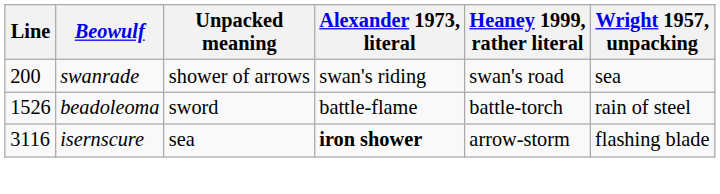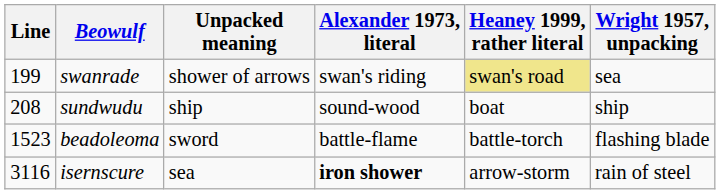(25, 75) 200 -> (25, 75) 199
(517, 75) no background -> (517, 75) khaki background
+ row: (101, 107)
(30, 107) 1526 -> (30, 140) 1523
(643, 107) rain of steel -> (652, 140) flashing blade
(652, 140) flashing blade -> (643, 172) rain of steel
